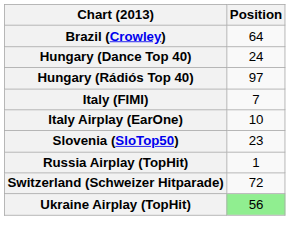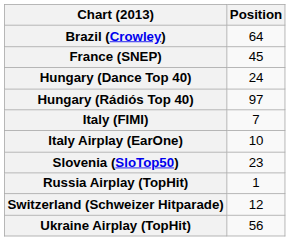+ row: (116, 57)
(256, 183) 72 -> (256, 204) 12
(256, 204) lightgreen background -> (256, 225) no background
